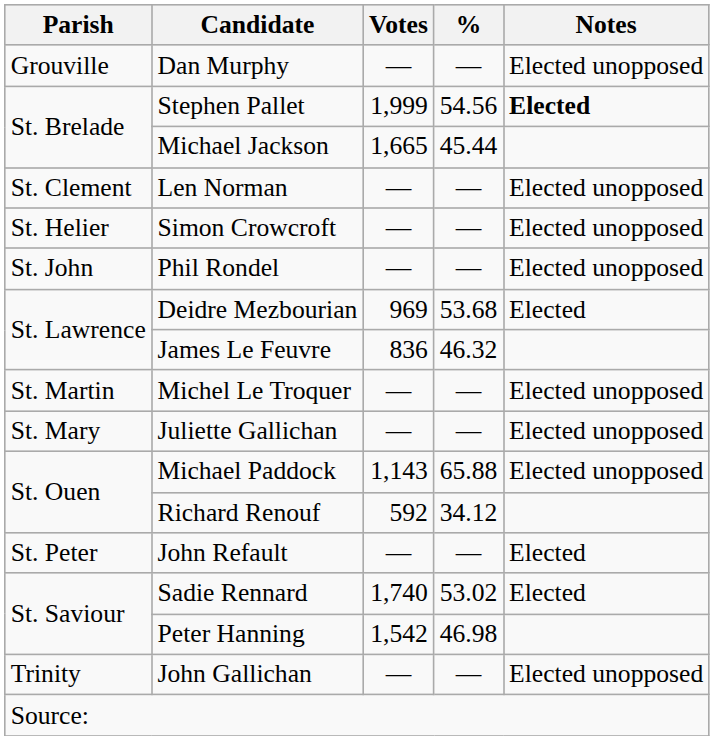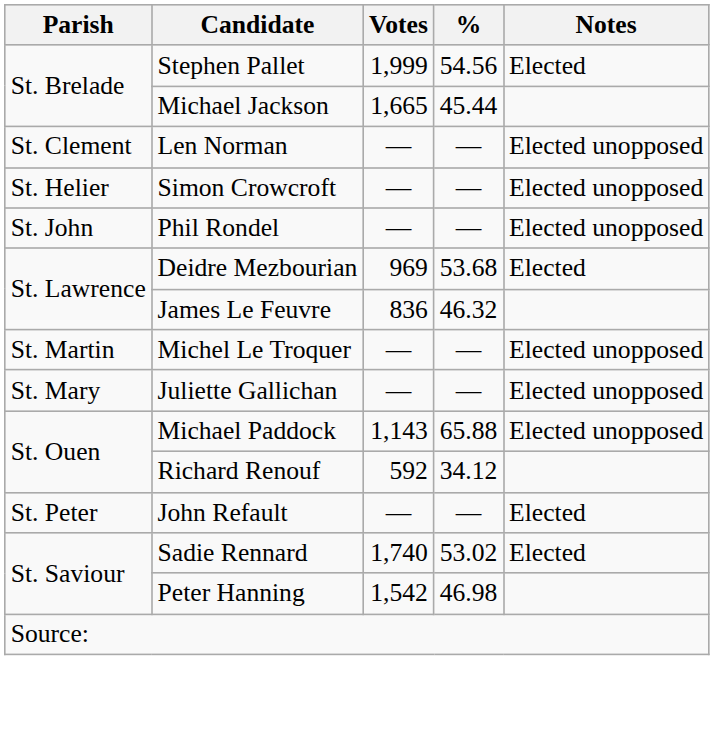- row: (223, 65)
(550, 106) bold -> (547, 65) normal
- row: (235, 674)
